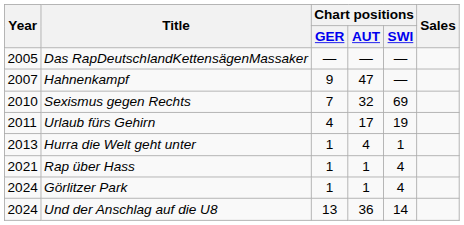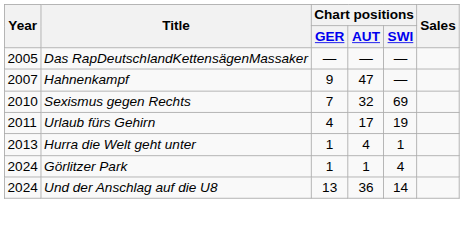- row: (89, 166)
